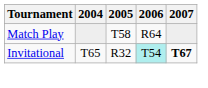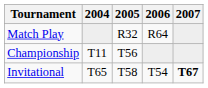(121, 33) T58 -> (127, 33) R32
+ row: (43, 53)
(121, 53) R32 -> (127, 72) T58
(151, 53) paleturquoise background -> (158, 72) no background
